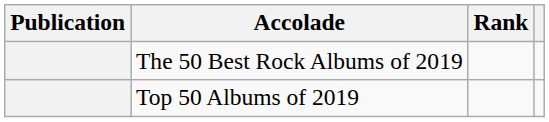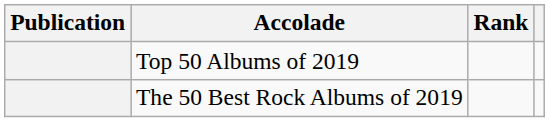rows swapped: (248, 97) <-> (299, 60)
